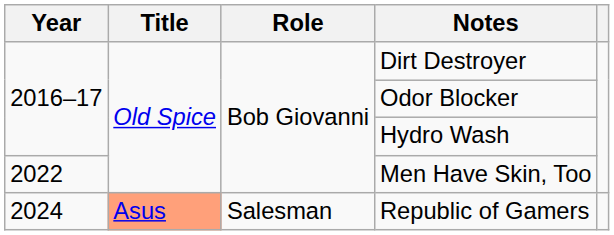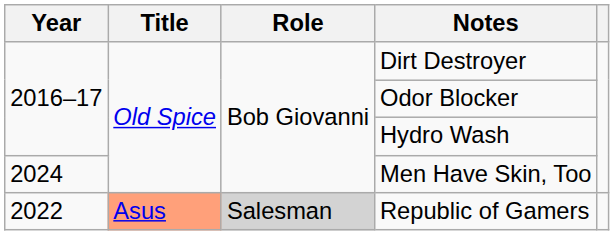(37, 173) 2022 -> (37, 173) 2024
(37, 211) 2024 -> (37, 211) 2022
(280, 211) no background -> (280, 211) lightgrey background
